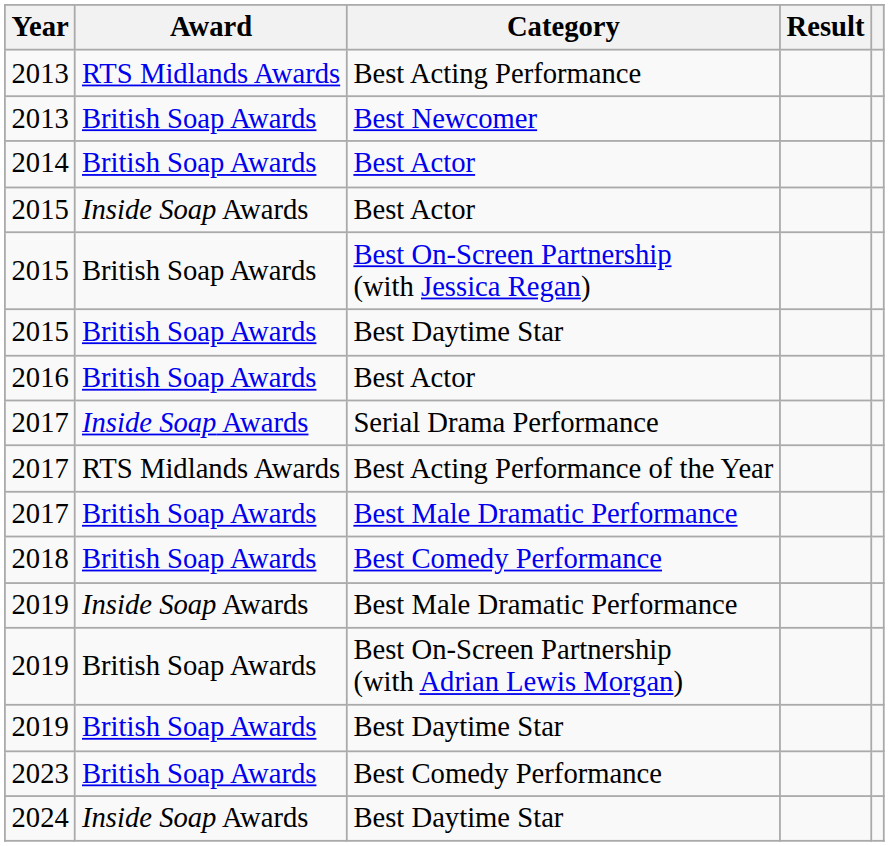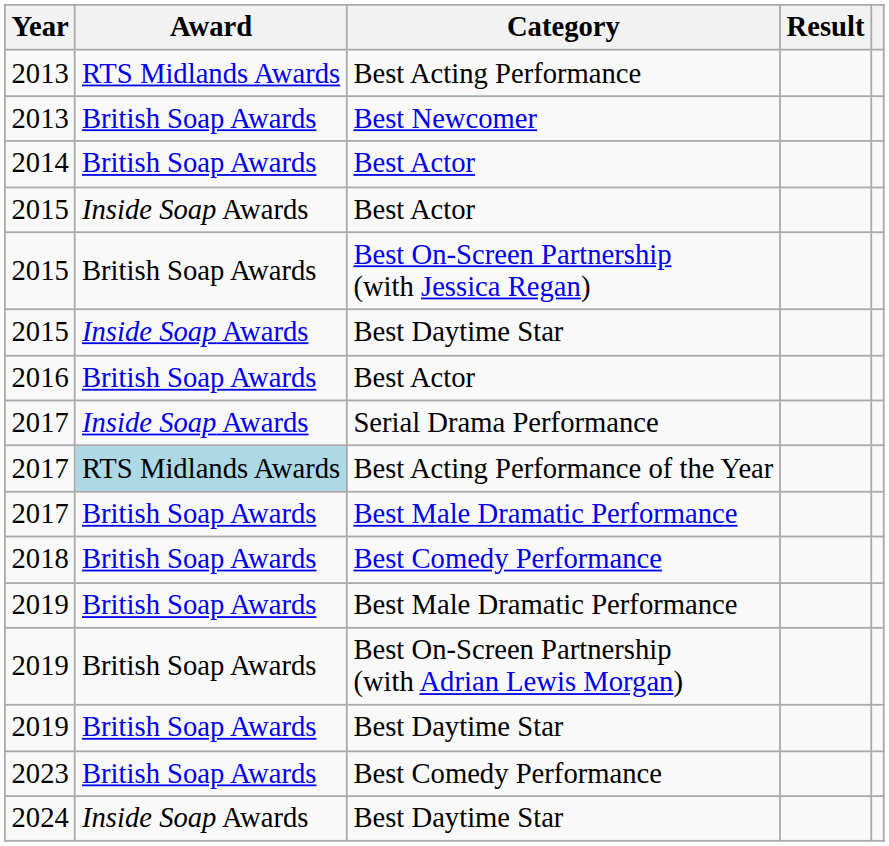(199, 331) British Soap Awards -> (195, 331) Inside Soap Awards
(211, 468) no background -> (211, 468) lightblue background
(195, 604) Inside Soap Awards -> (199, 604) British Soap Awards
